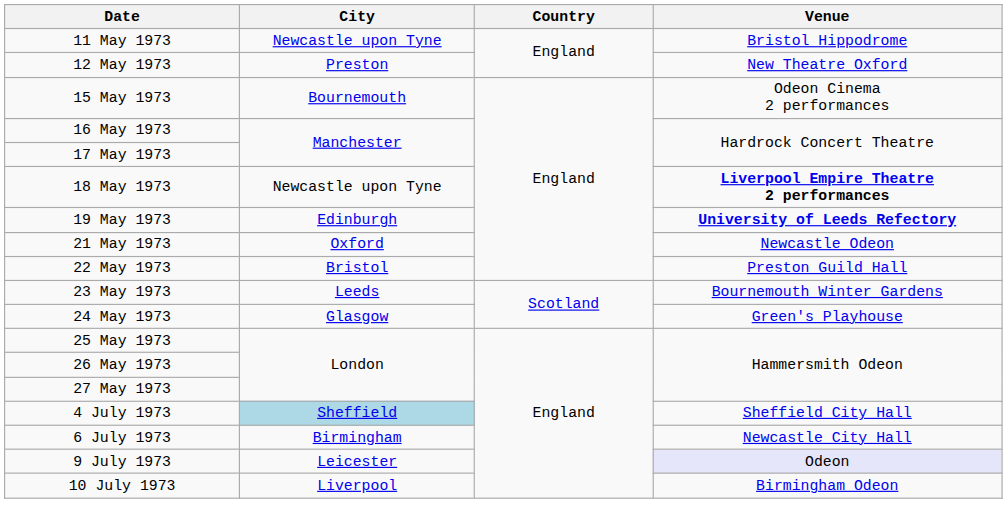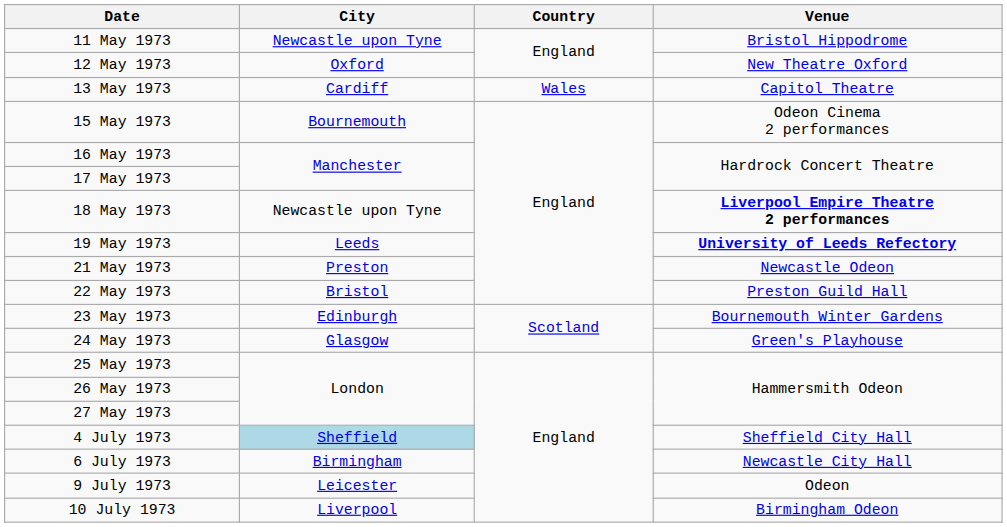(357, 65) Preston -> (357, 65) Oxford
+ row: (122, 89)
(357, 220) Edinburgh -> (357, 244) Leeds
(357, 244) Oxford -> (357, 268) Preston
(357, 292) Leeds -> (357, 317) Edinburgh
(827, 461) lavender background -> (827, 486) no background
